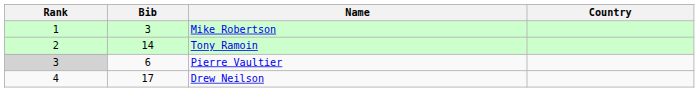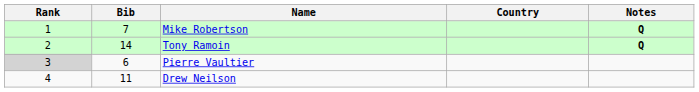+ column: (641, 13)
(148, 29) 3 -> (126, 29) 7
(148, 79) 17 -> (126, 79) 11
